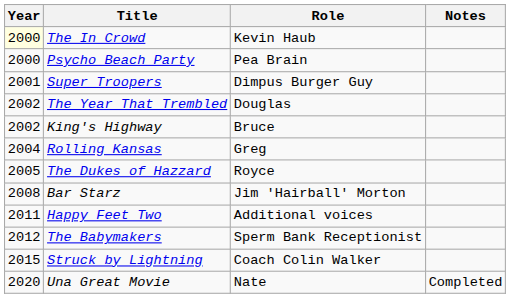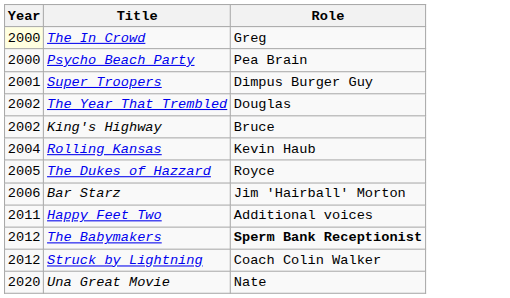- column: (466, 16)
(275, 38) Kevin Haub -> (250, 38) Greg
(250, 149) Greg -> (275, 149) Kevin Haub
(24, 194) 2008 -> (24, 194) 2006
(328, 238) normal -> (328, 238) bold
(24, 260) 2015 -> (24, 260) 2012
